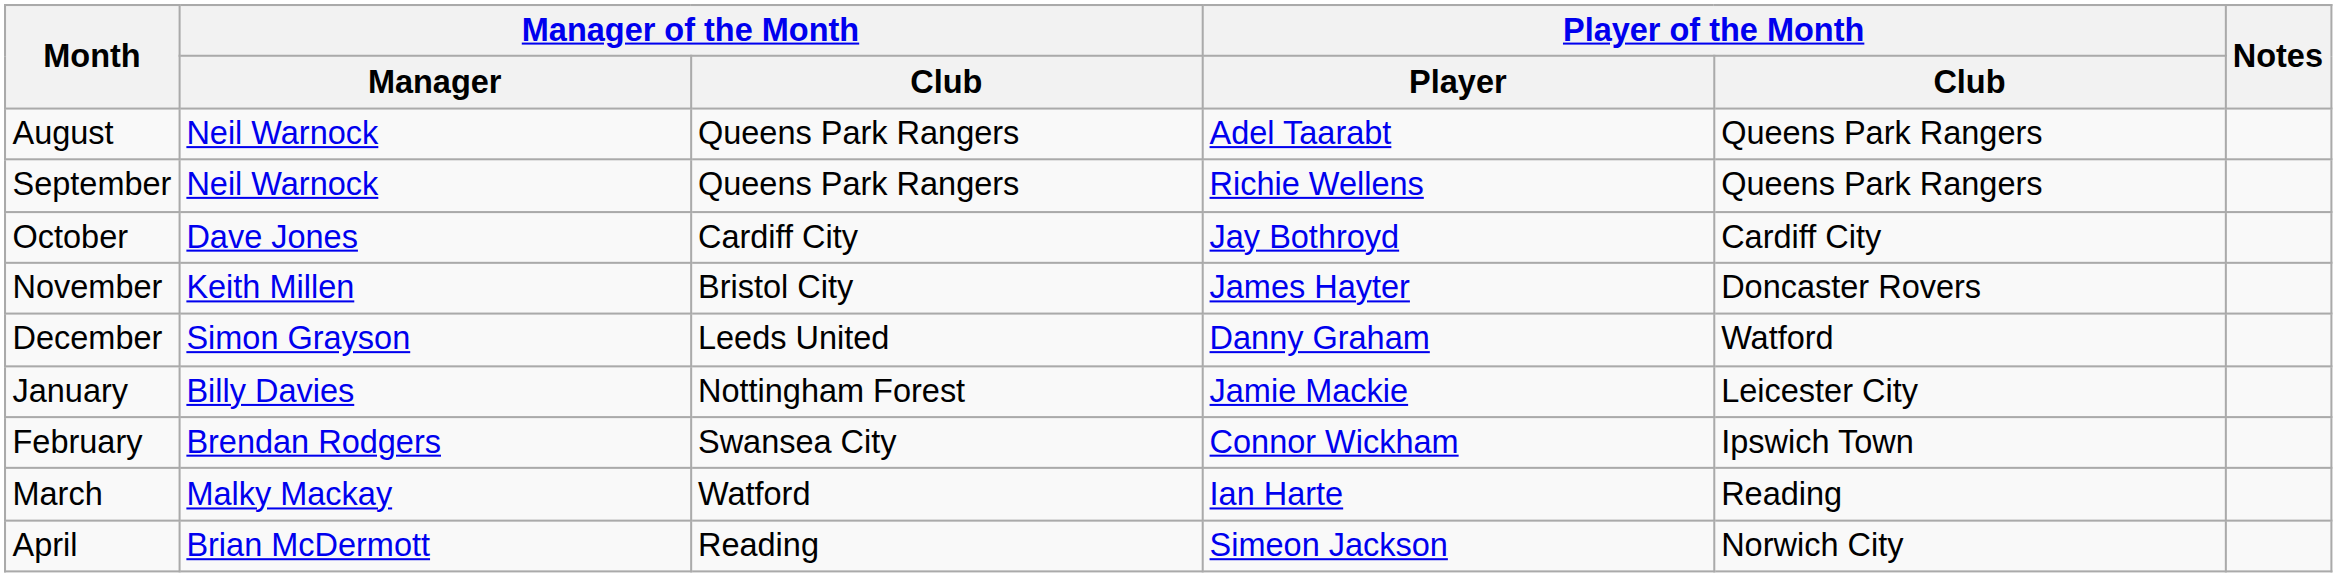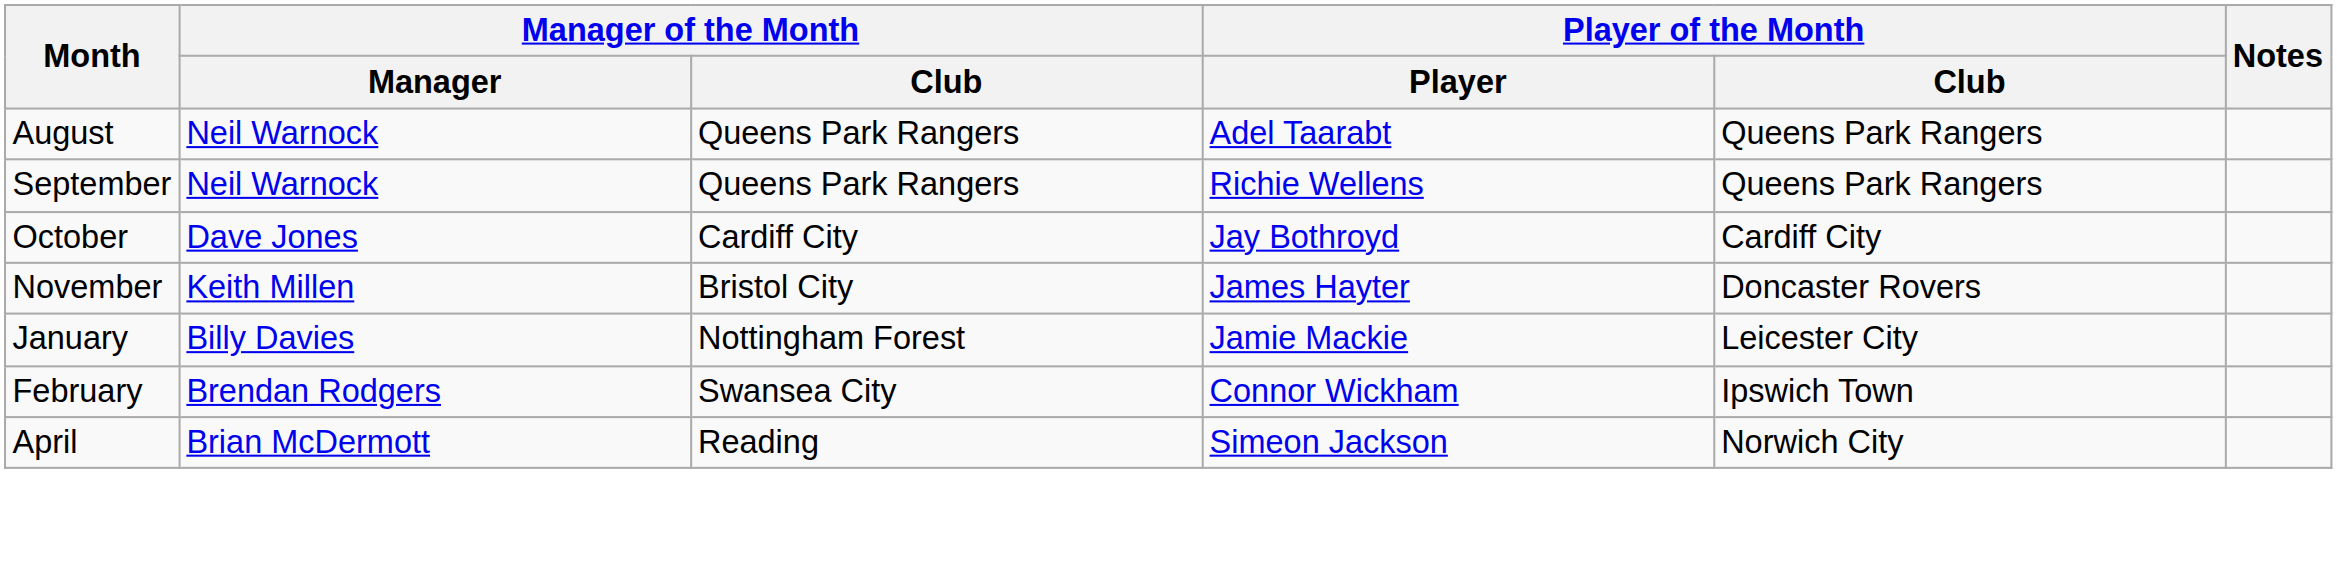- row: (87, 339)
- row: (58, 493)
